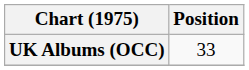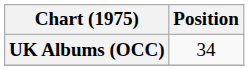(206, 49) 33 -> (206, 49) 34
